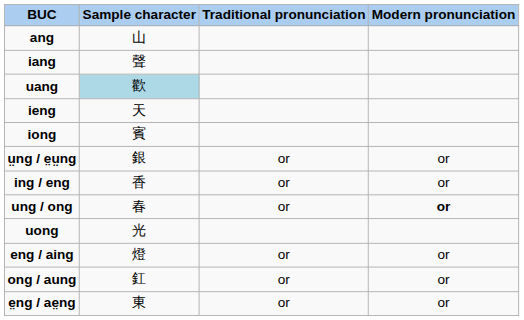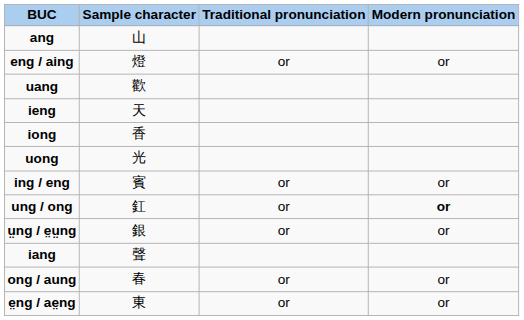rows swapped: (42, 62) <-> (42, 255)
(139, 85) lightblue background -> (139, 85) no background
(139, 134) 賓 -> (139, 134) 香
rows swapped: (42, 231) <-> (42, 158)
(139, 182) 香 -> (139, 182) 賓
(139, 206) 春 -> (139, 206) 釭
(139, 278) 釭 -> (139, 278) 春
